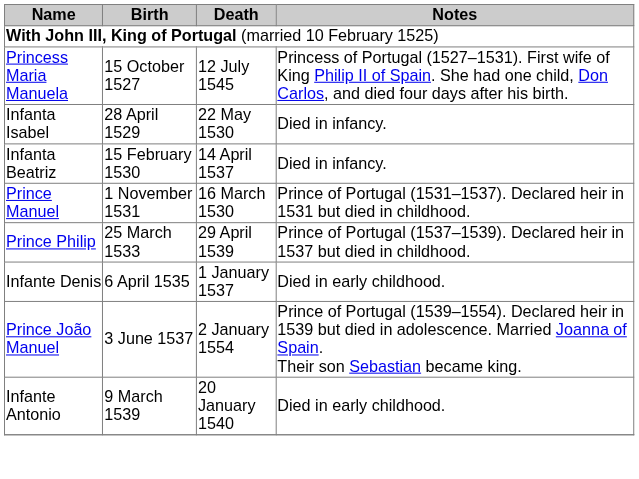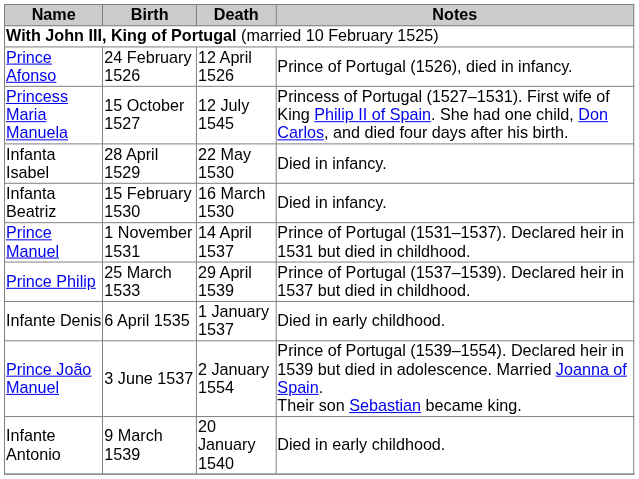+ row: (31, 66)
(225, 163) 14 April 1537 -> (232, 202) 16 March 1530
(232, 202) 16 March 1530 -> (225, 242) 14 April 1537
